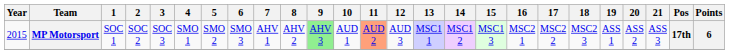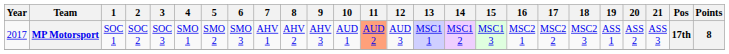(17, 34) 2015 -> (17, 34) 2017
(320, 34) lightgreen background -> (320, 34) no background
(709, 34) 6 -> (709, 34) 8
